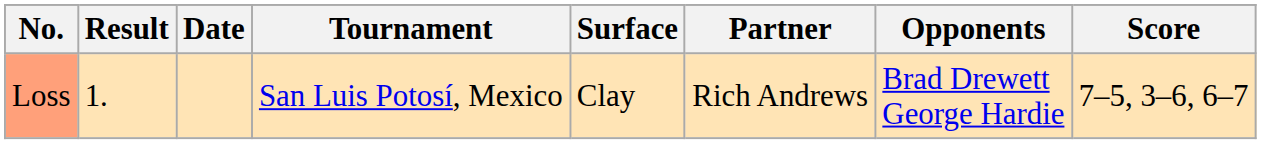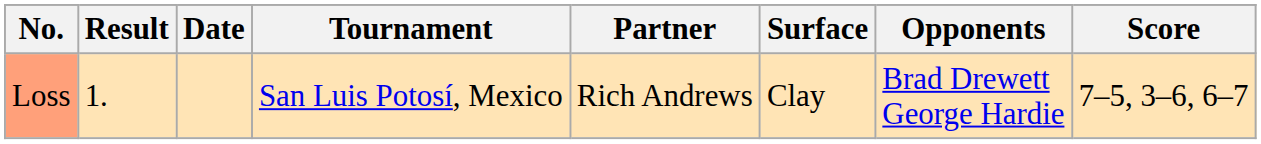columns swapped: (627, 28) <-> (780, 28)
